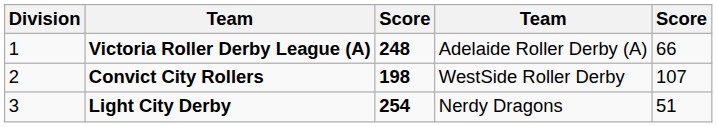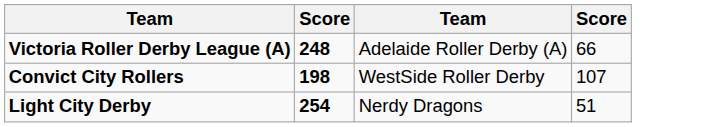- column: (45, 19)
